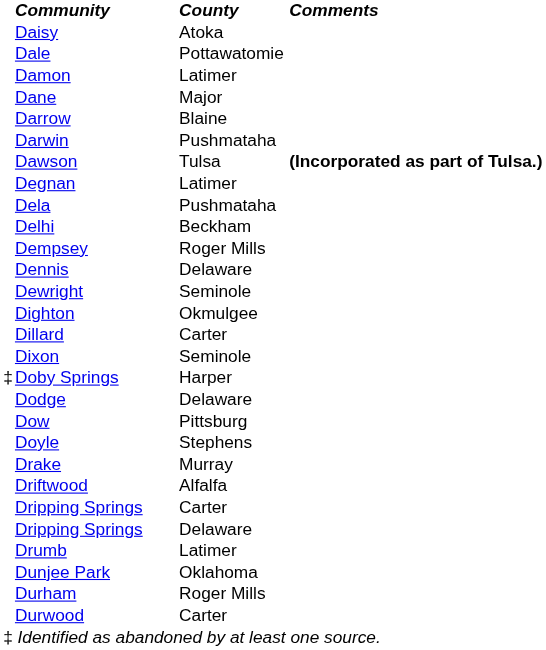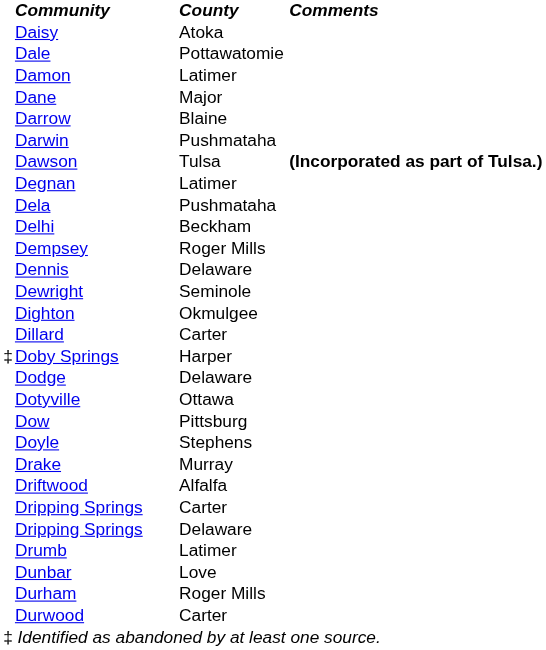- row: (37, 356)
+ row: (48, 399)
+ row: (43, 572)
- row: (62, 572)
